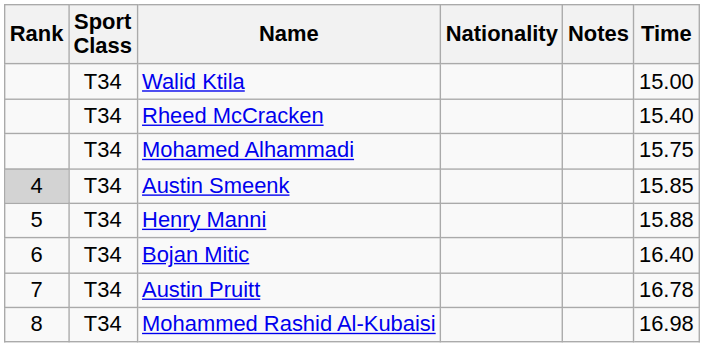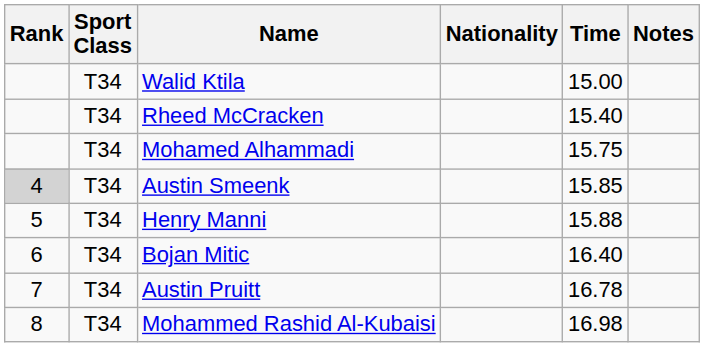columns swapped: (666, 34) <-> (598, 34)
